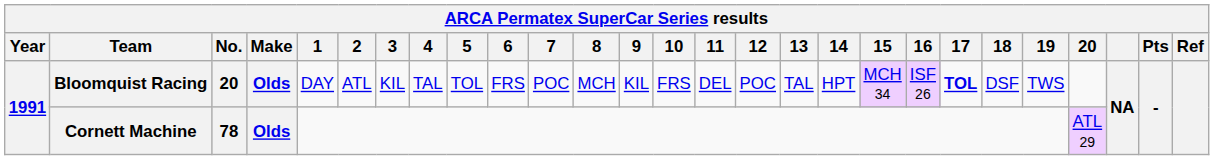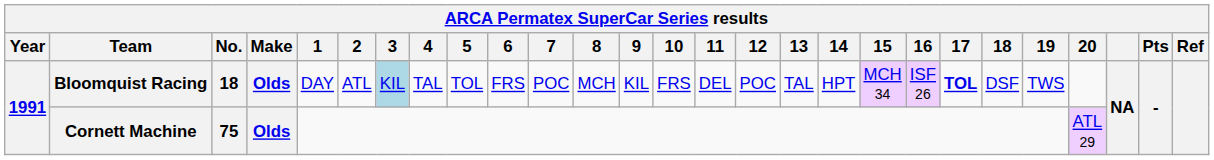(229, 84) 20 -> (229, 84) 18
(392, 84) no background -> (392, 84) lightblue background
(229, 131) 78 -> (229, 131) 75
